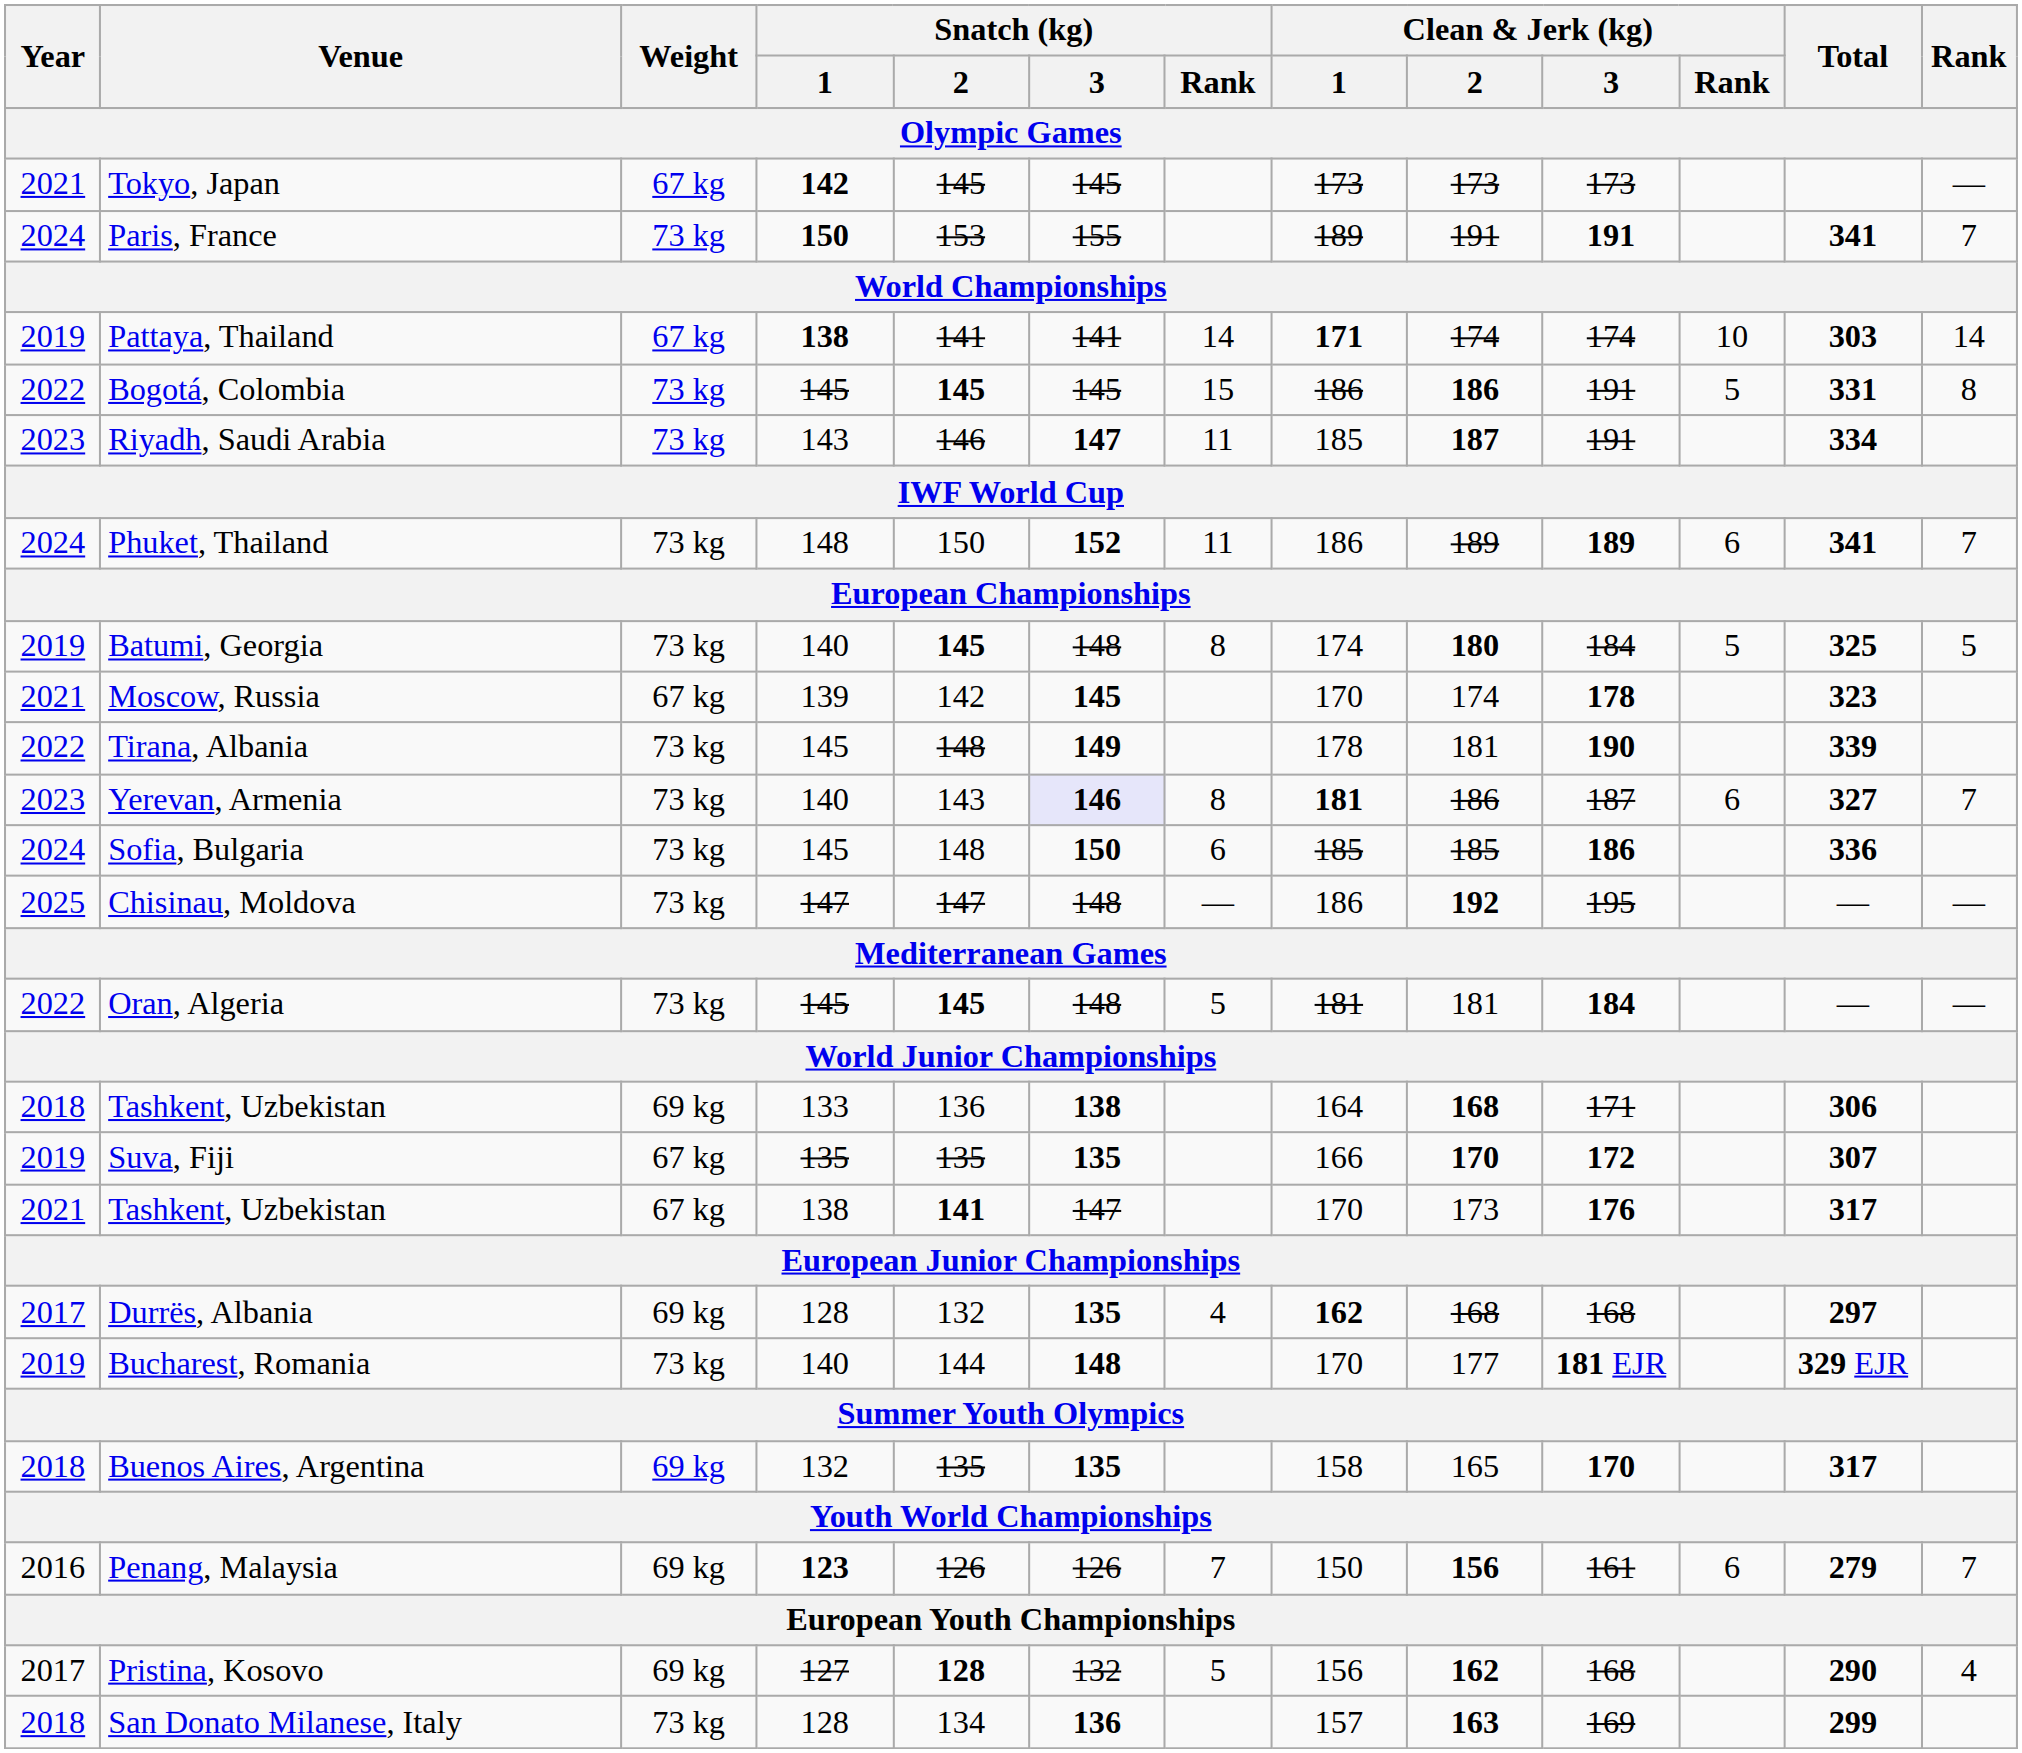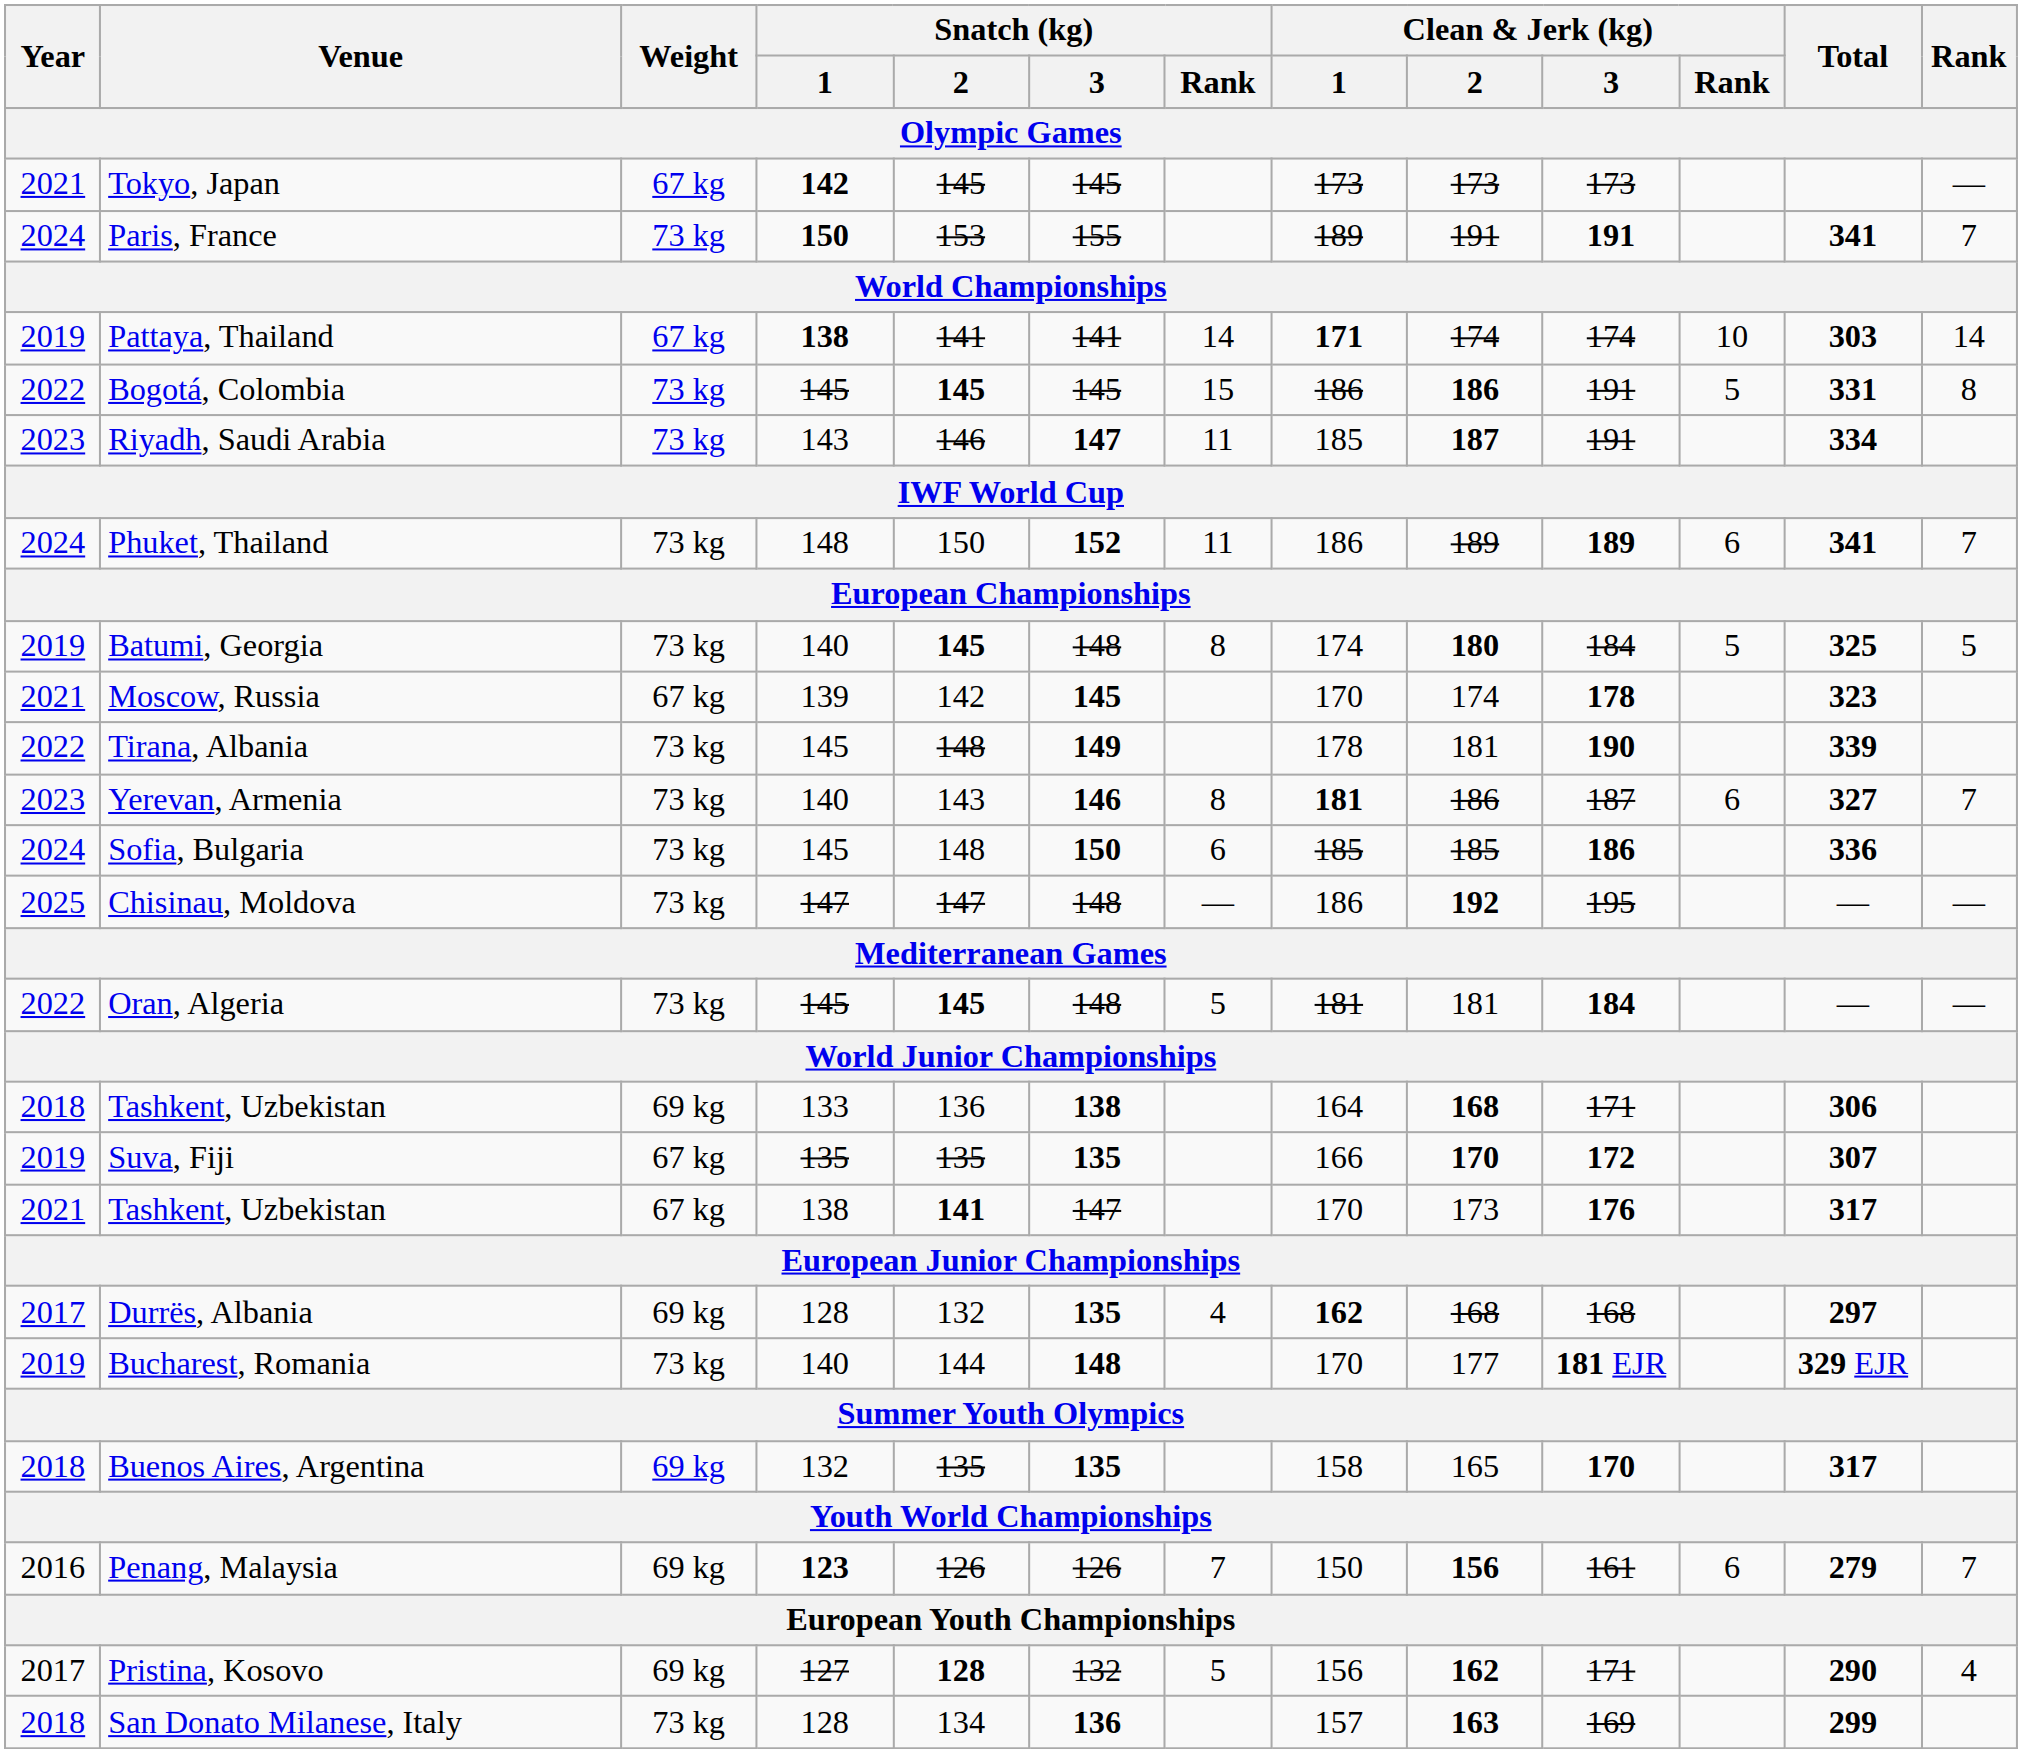(1097, 798) lavender background -> (1097, 798) no background
(1611, 1670) 168 -> (1611, 1670) 171
